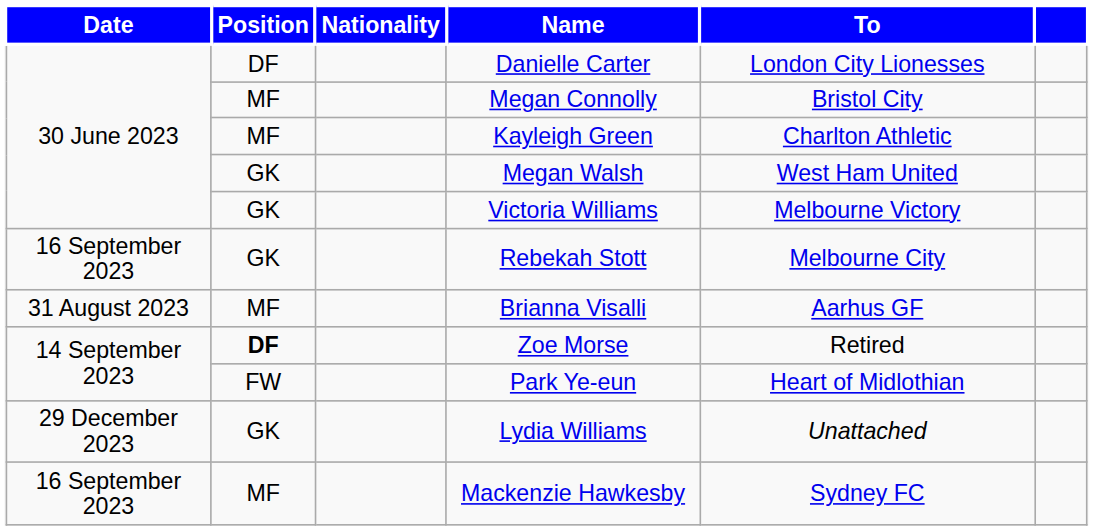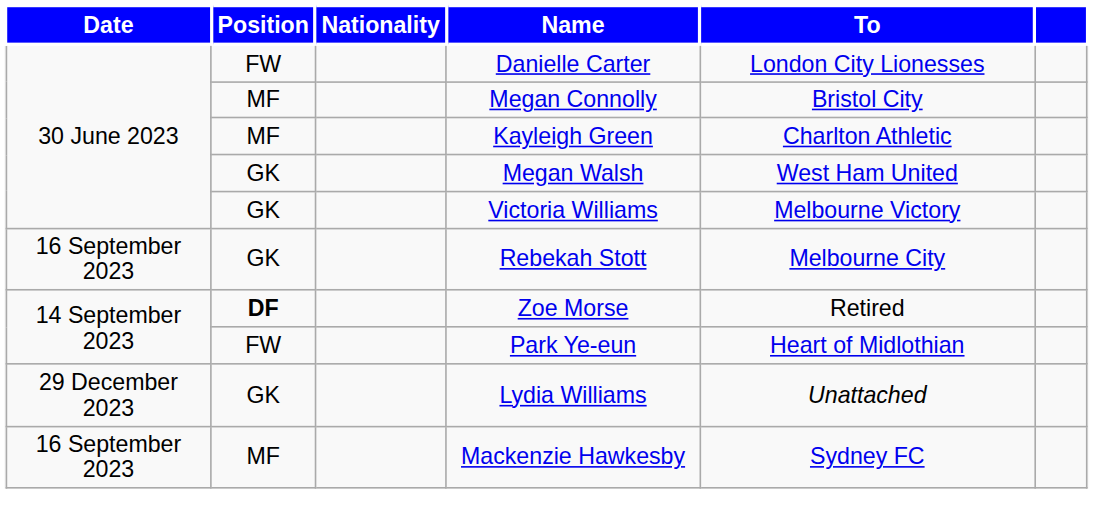(263, 63) DF -> (263, 63) FW
- row: (573, 309)
